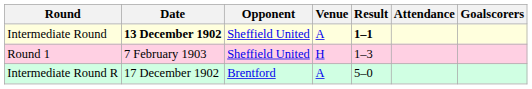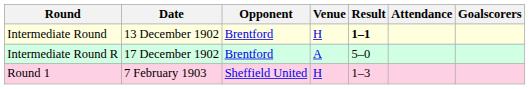(173, 34) bold -> (171, 34) normal
(268, 34) Sheffield United -> (249, 34) Brentford
(320, 34) A -> (317, 34) H
rows swapped: (63, 73) <-> (29, 53)
